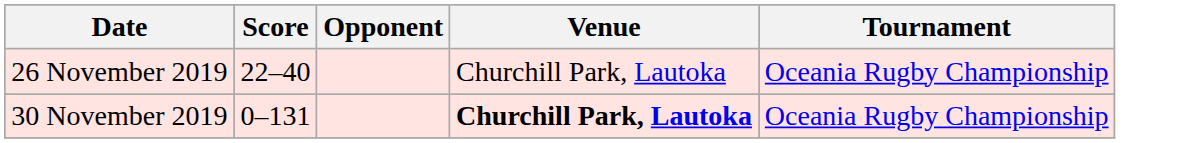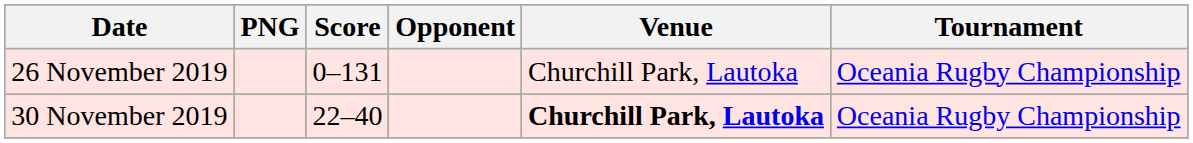+ column: (270, 26)
(275, 71) 22–40 -> (347, 71) 0–131
(275, 115) 0–131 -> (347, 115) 22–40
